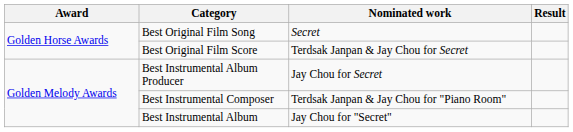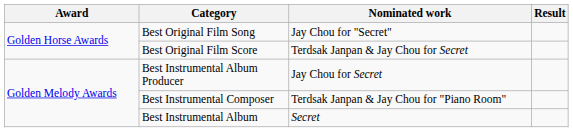(305, 31) Secret -> (342, 31) Jay Chou for "Secret"
(342, 117) Jay Chou for "Secret" -> (305, 117) Secret
